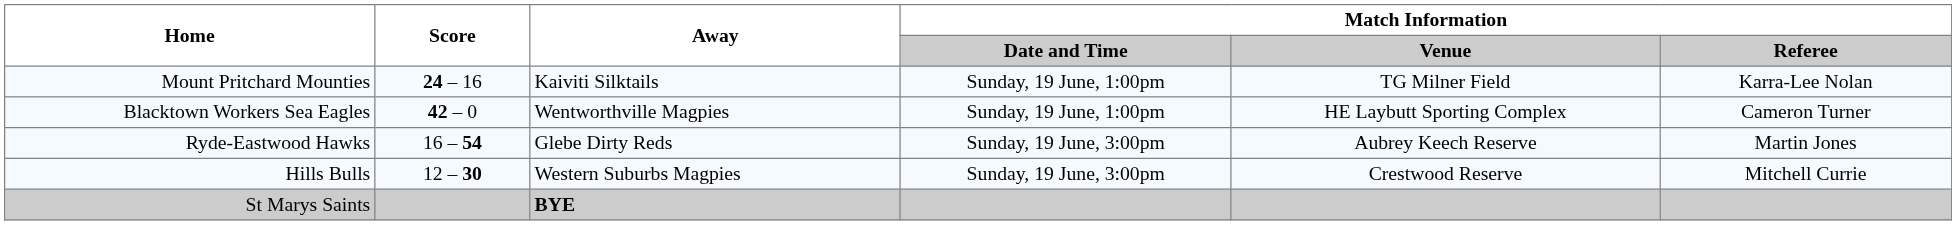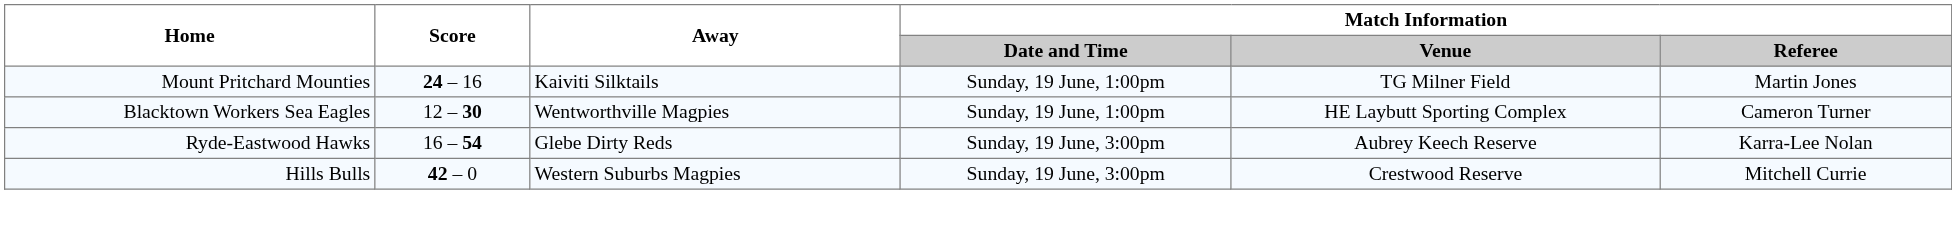(1806, 81) Karra-Lee Nolan -> (1806, 81) Martin Jones
(452, 112) 42 – 0 -> (452, 112) 12 – 30
(1806, 142) Martin Jones -> (1806, 142) Karra-Lee Nolan
(452, 173) 12 – 30 -> (452, 173) 42 – 0
- row: (308, 204)
